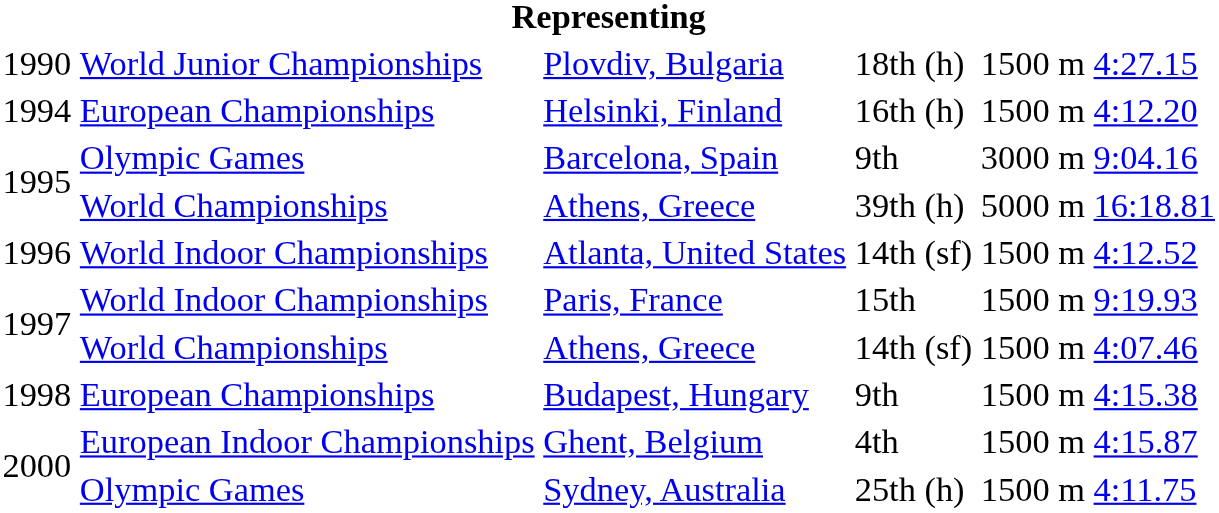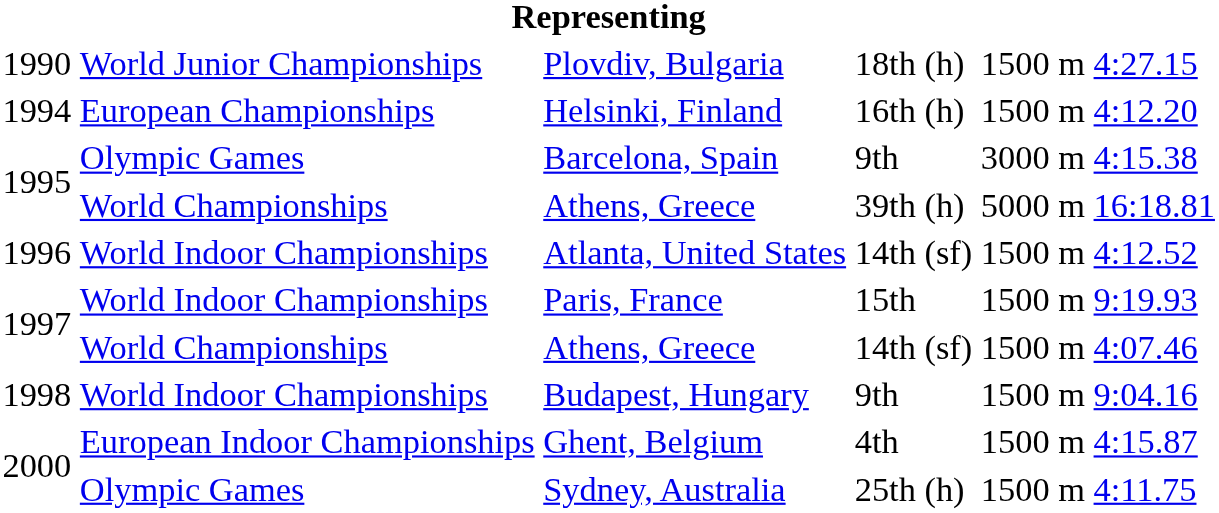(1146, 158) 9:04.16 -> (1146, 158) 4:15.38
(257, 394) European Championships -> (284, 394) World Indoor Championships
(1146, 394) 4:15.38 -> (1146, 394) 9:04.16
